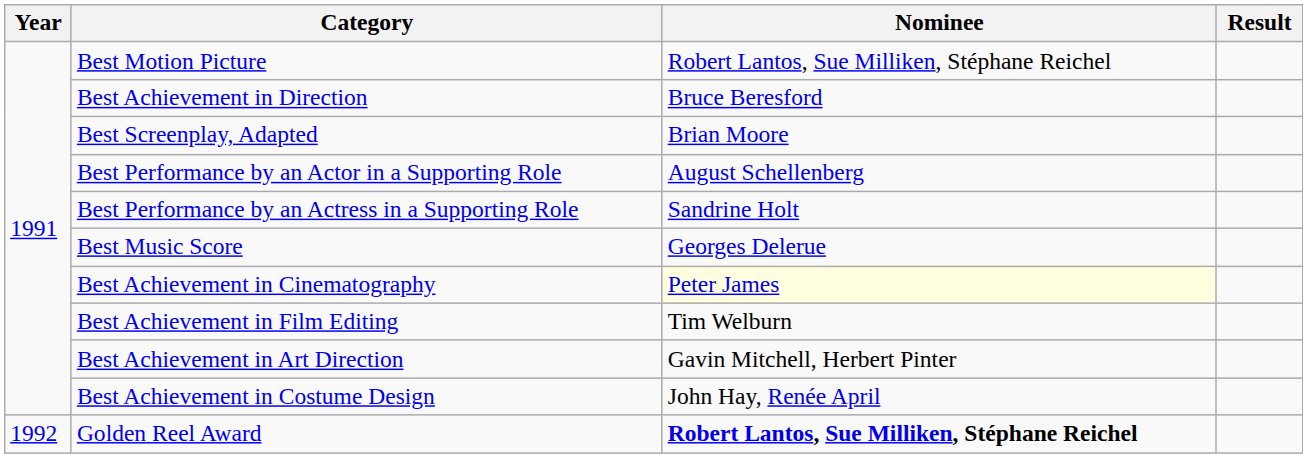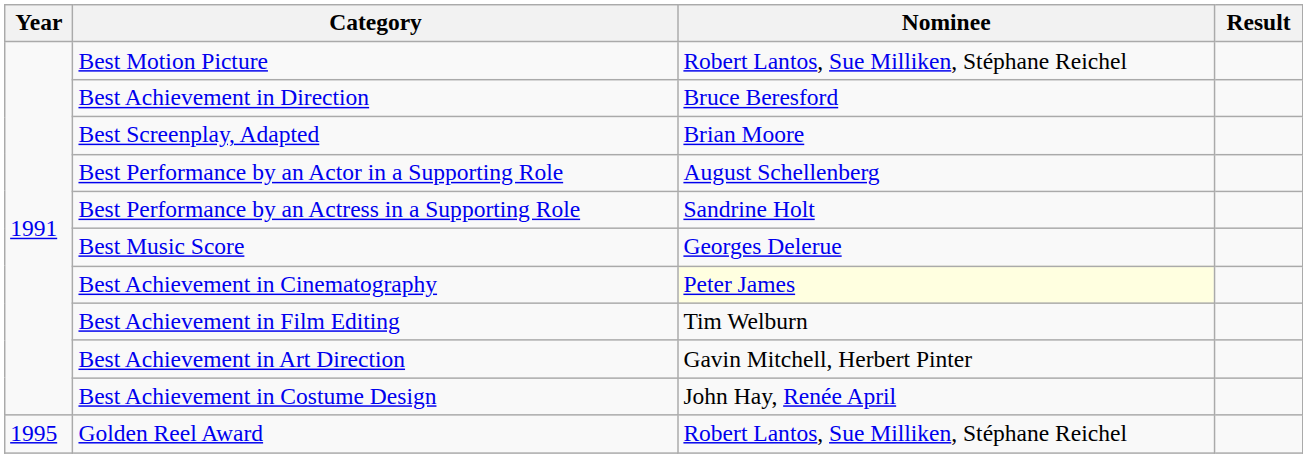(34, 433) 1992 -> (34, 433) 1995
(903, 433) bold -> (905, 433) normal
